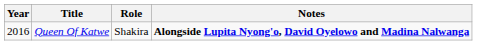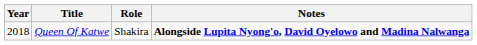(18, 31) 2016 -> (18, 31) 2018
